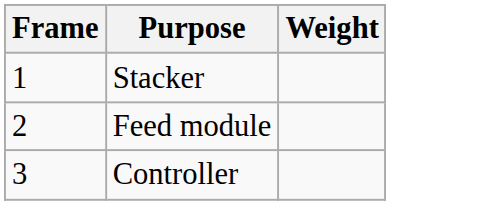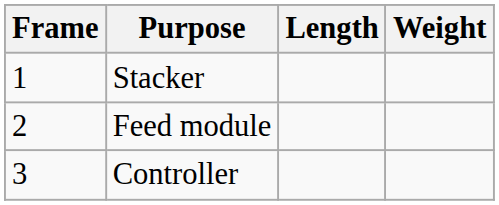+ column: (332, 28)
